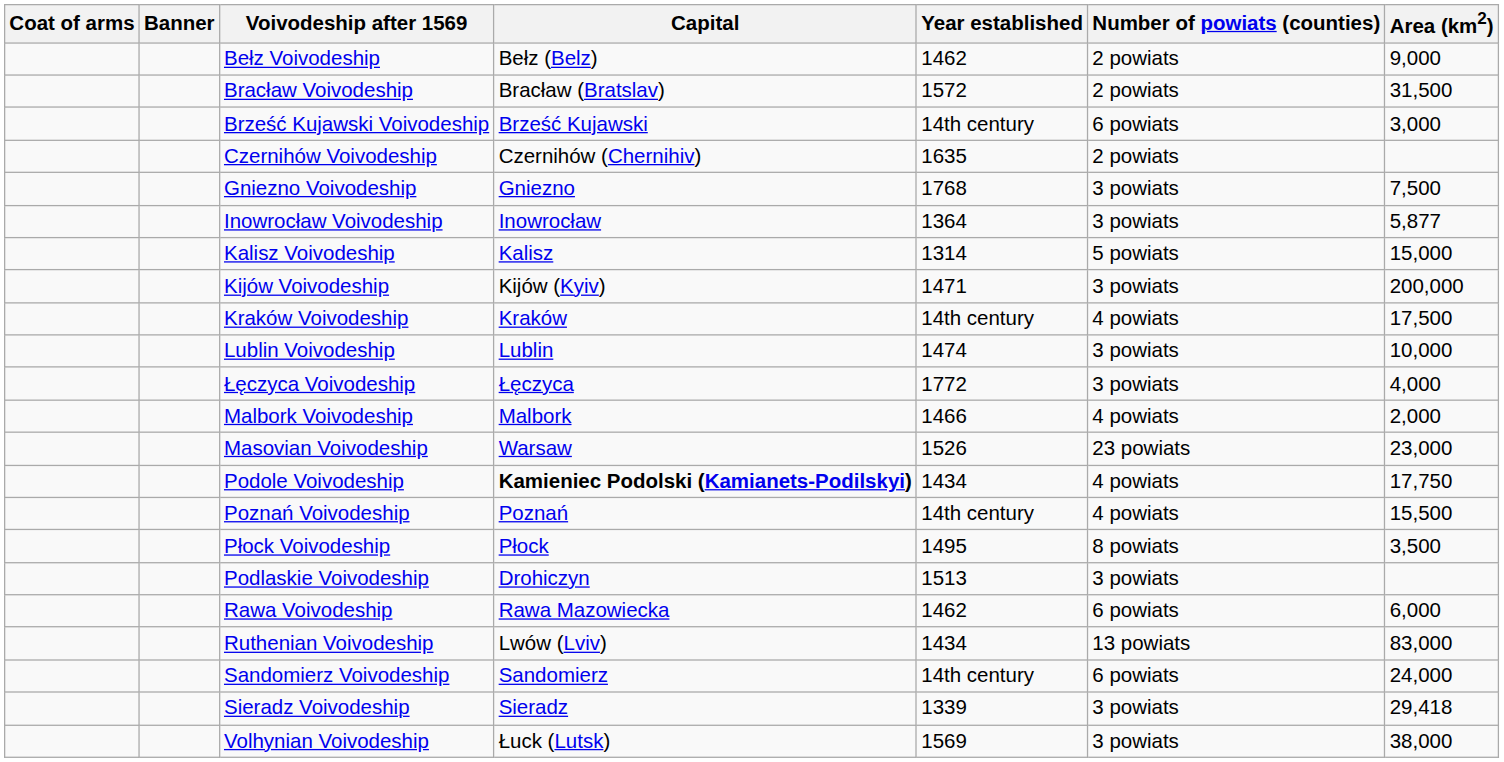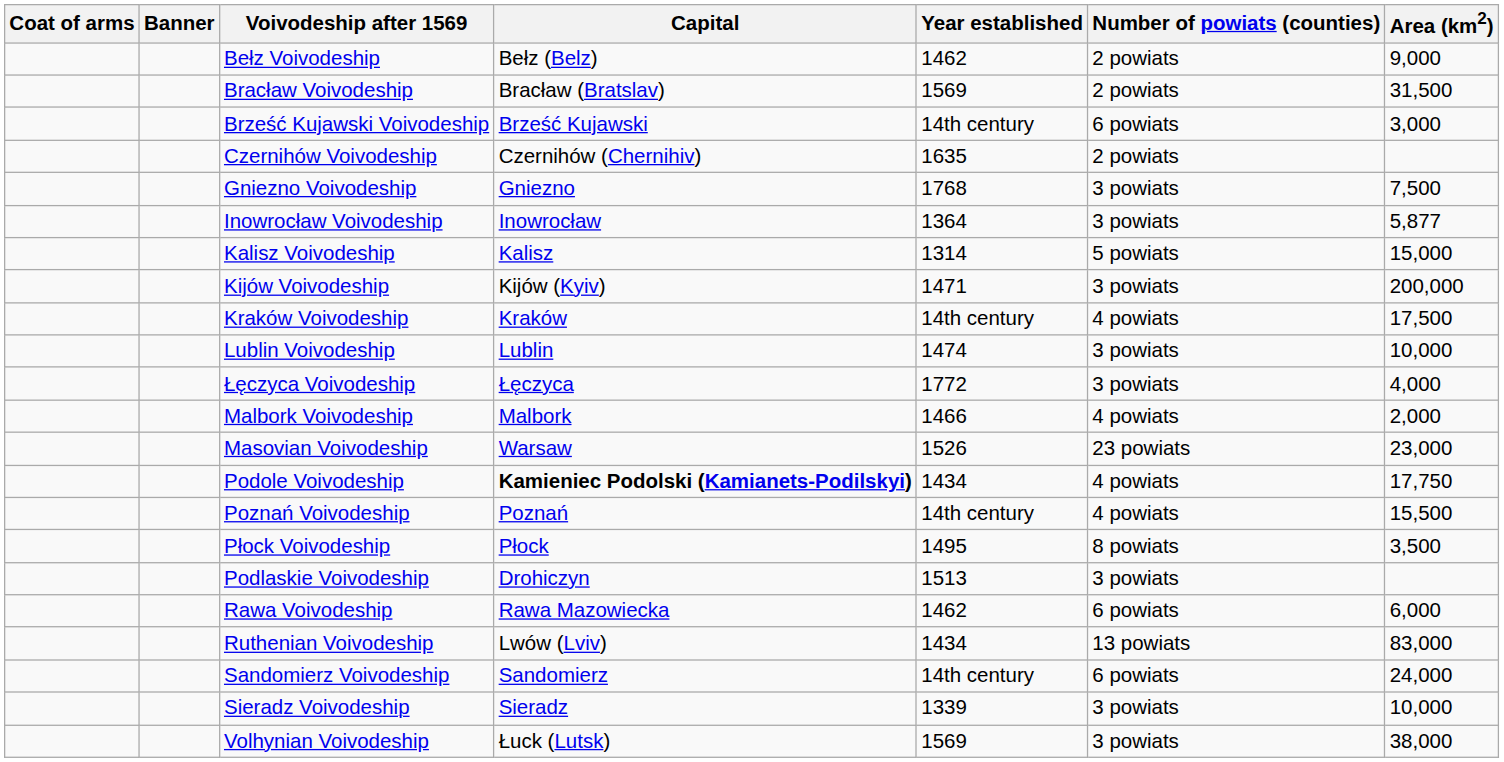(944, 91) 1572 -> (944, 91) 1569
(1421, 708) 29,418 -> (1421, 708) 10,000
